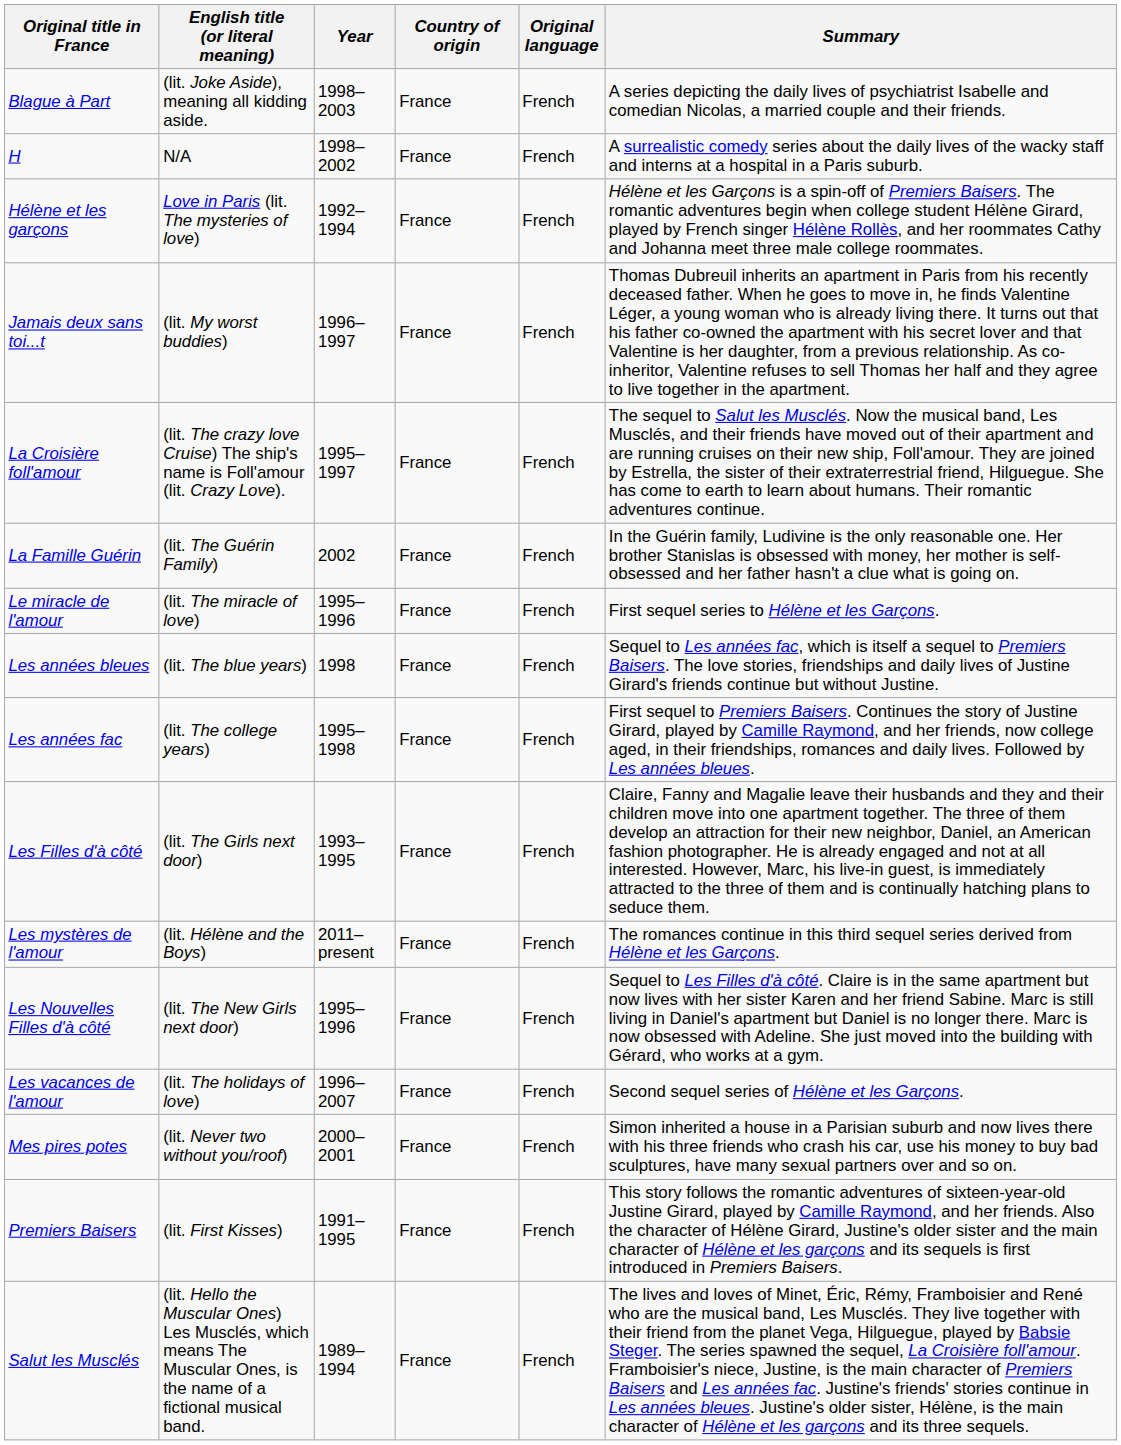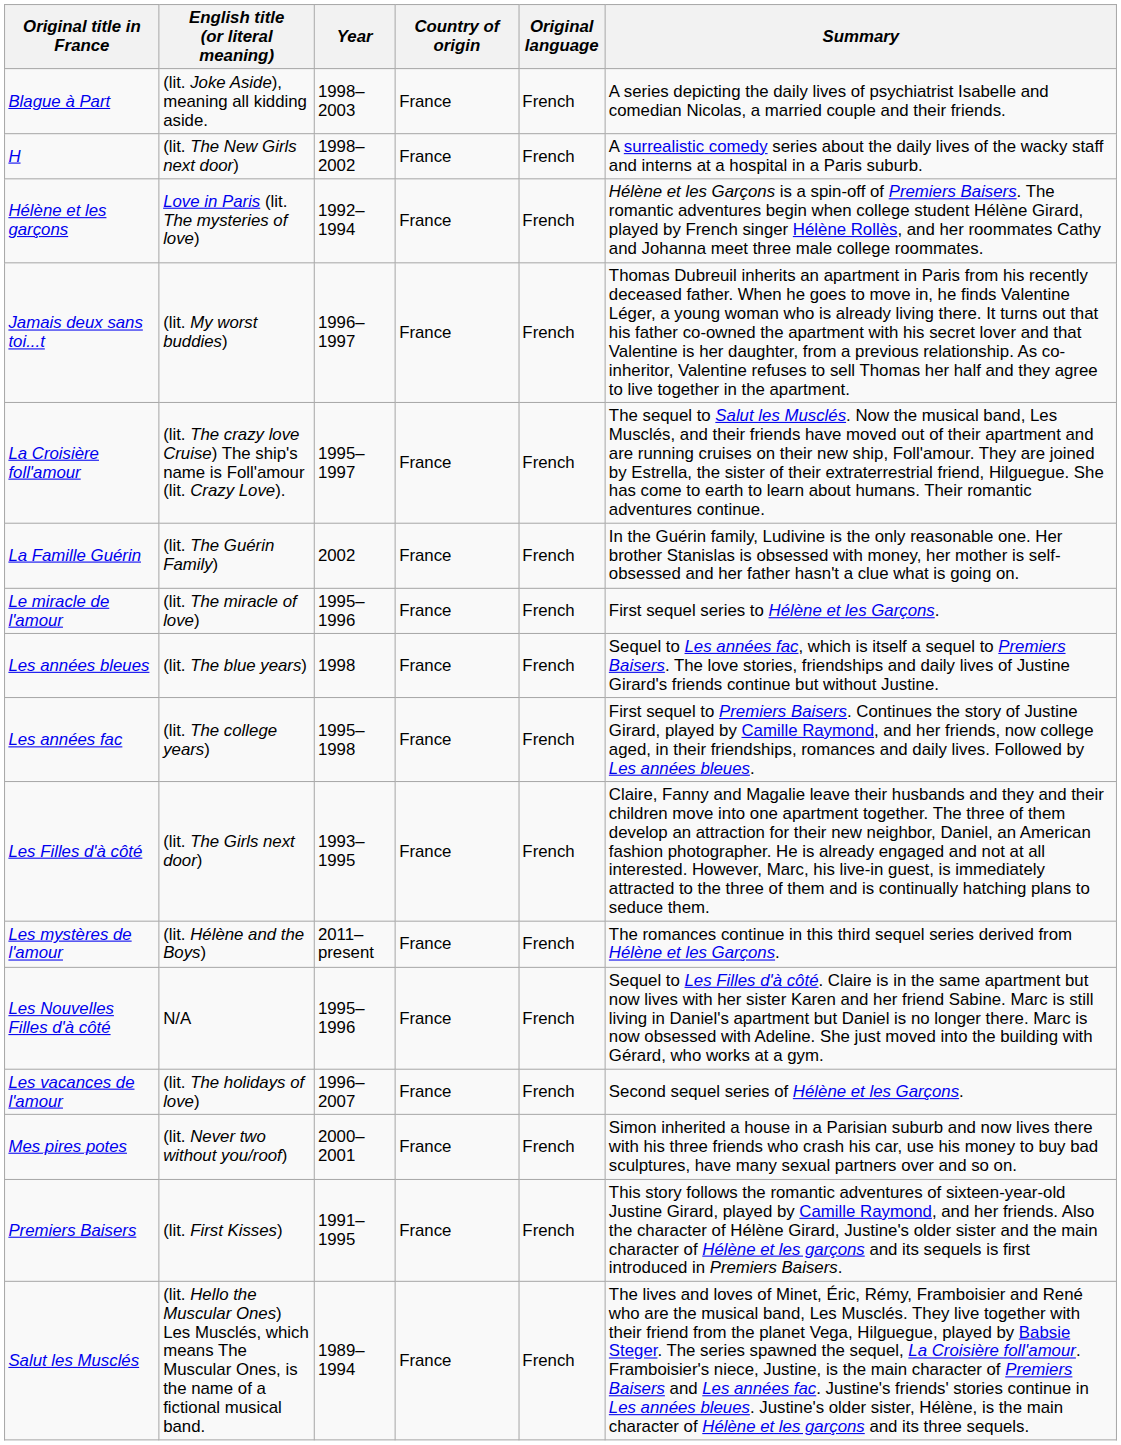(177, 156) N/A -> (230, 156) (lit. The New Girls next door)
(230, 1017) (lit. The New Girls next door) -> (177, 1017) N/A
